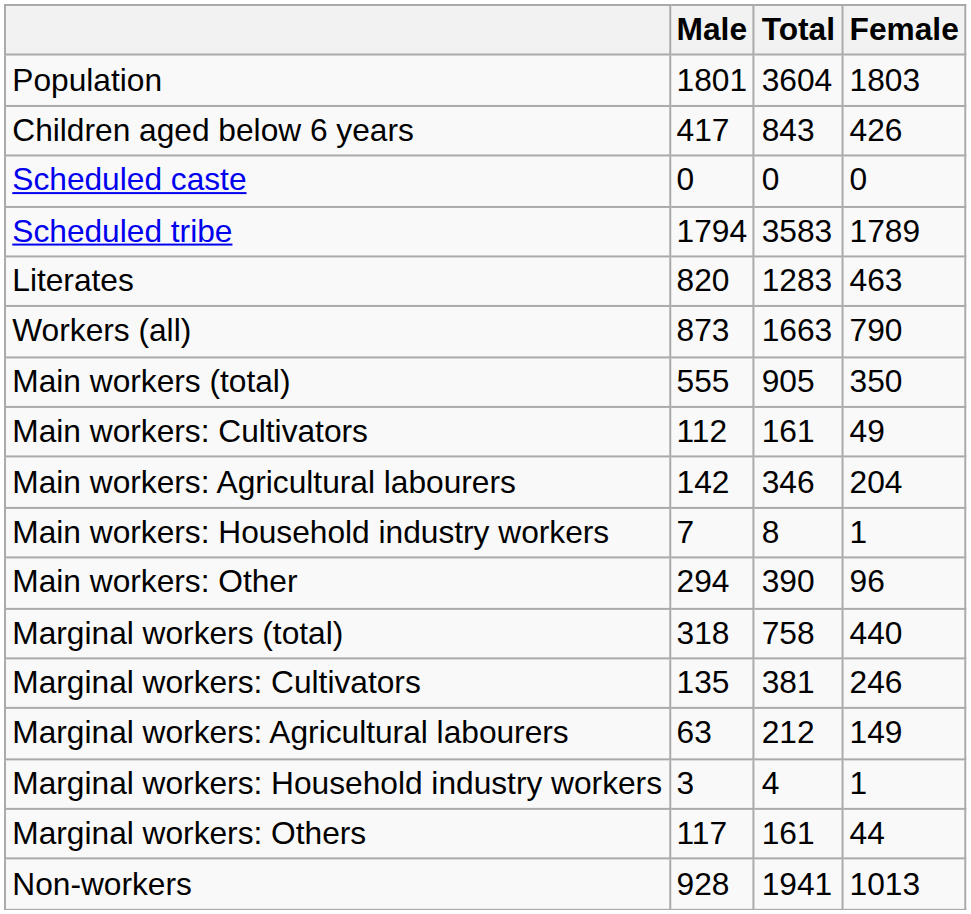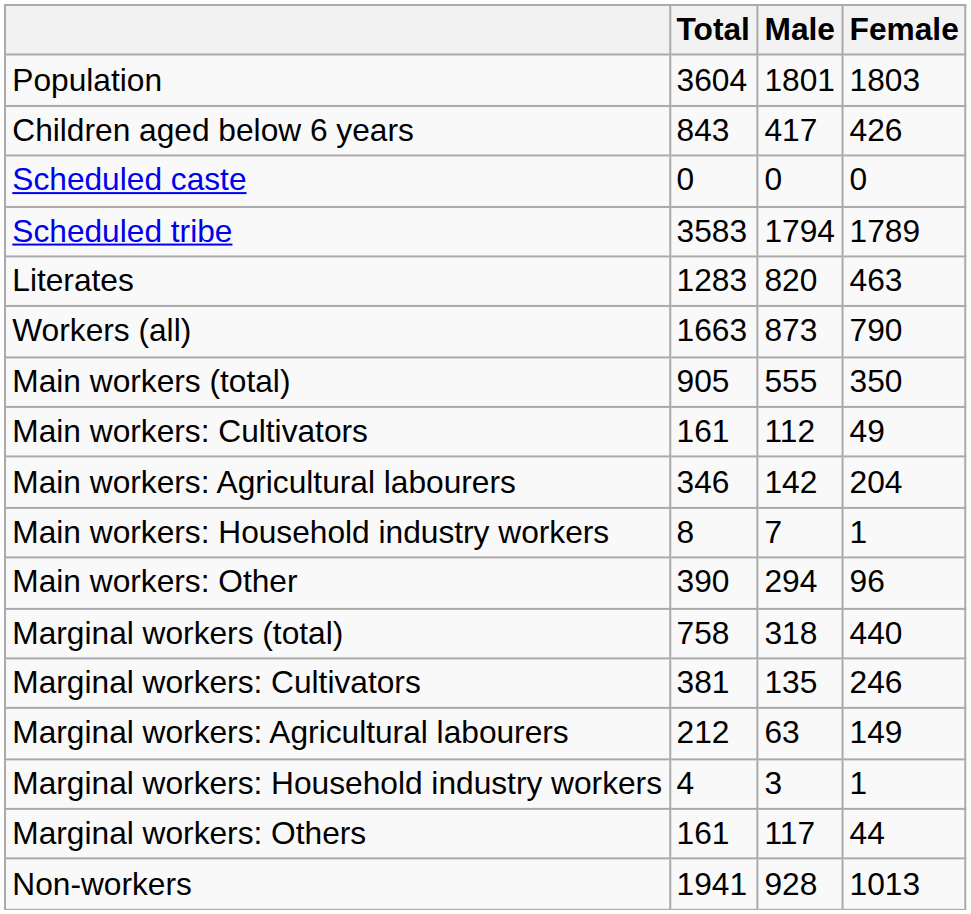columns swapped: (798, 29) <-> (712, 29)
